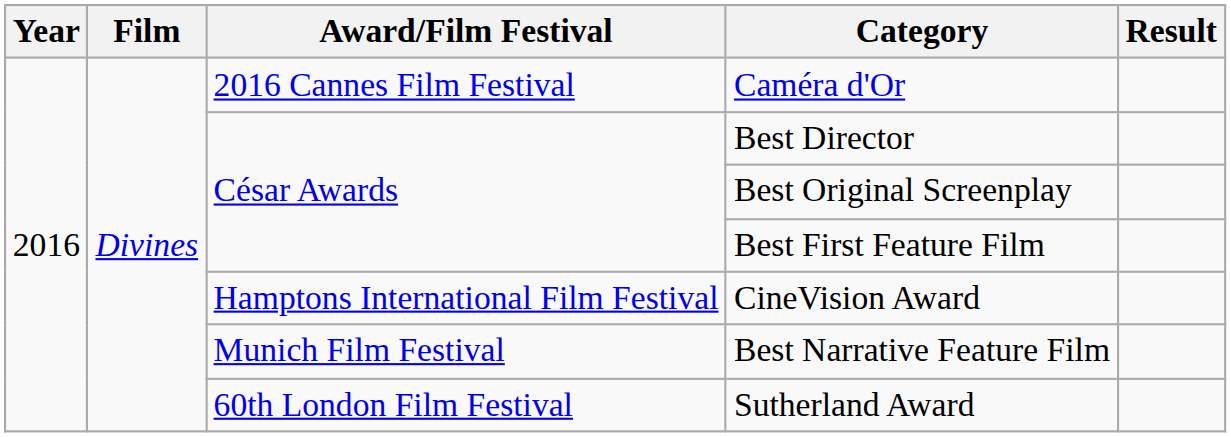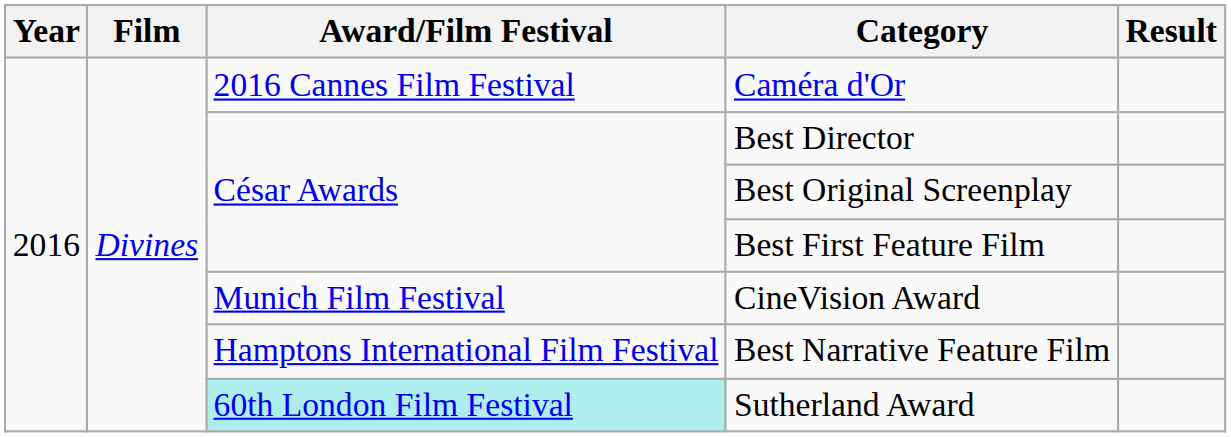(466, 297) Hamptons International Film Festival -> (359, 297) Munich Film Festival
(359, 350) Munich Film Festival -> (466, 350) Hamptons International Film Festival
(393, 404) no background -> (393, 404) paleturquoise background
